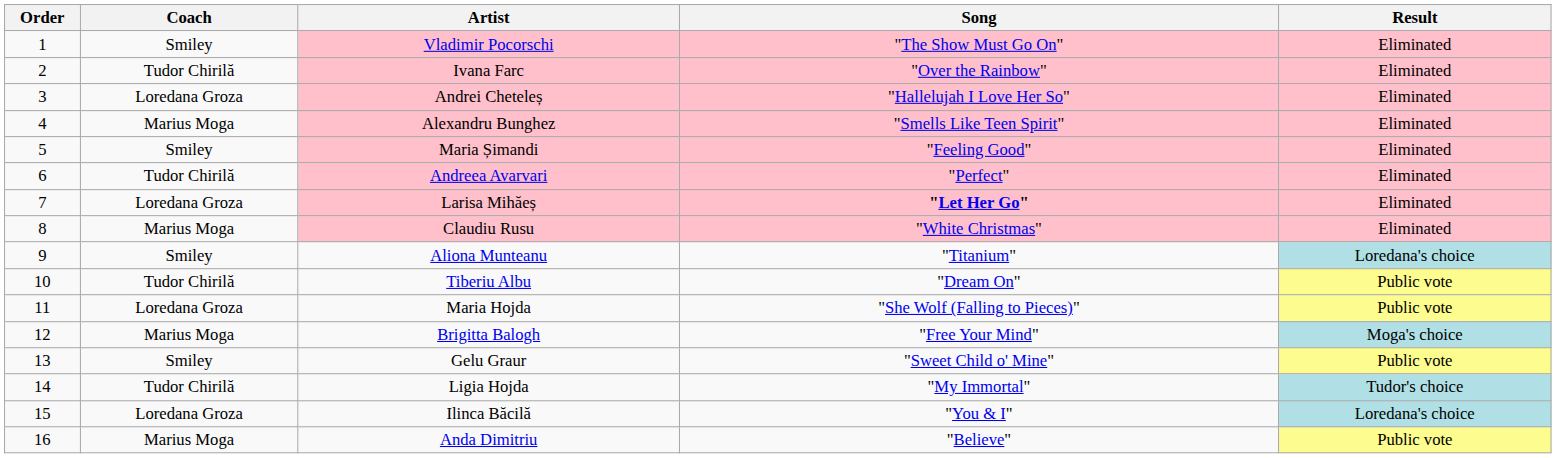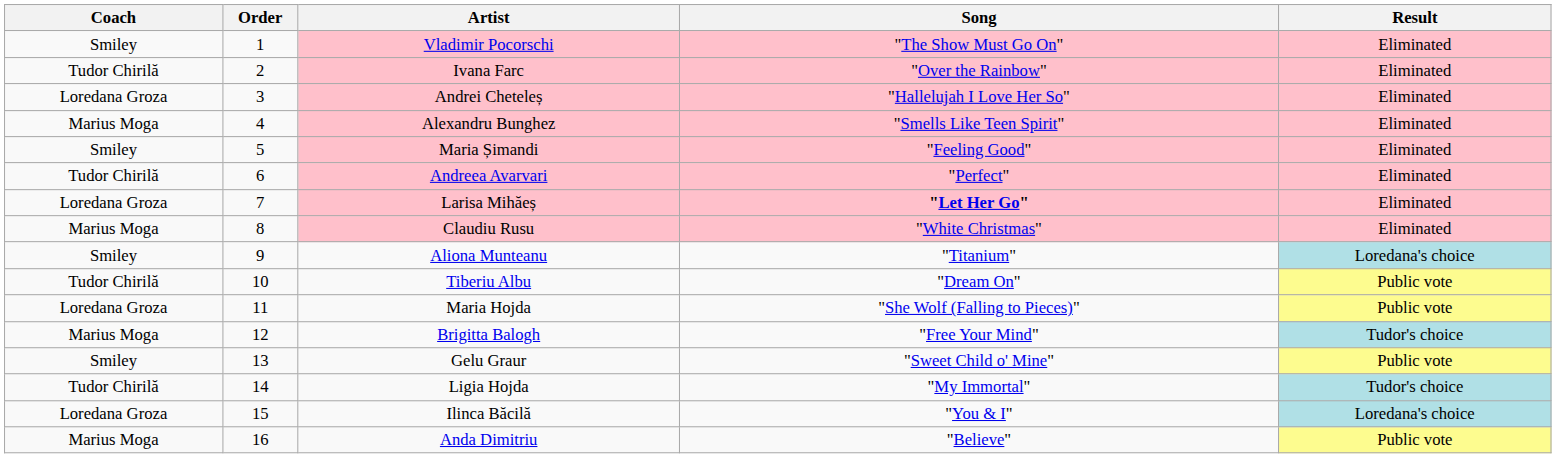columns swapped: (189, 17) <-> (42, 17)
(1415, 334) Moga's choice -> (1415, 334) Tudor's choice
